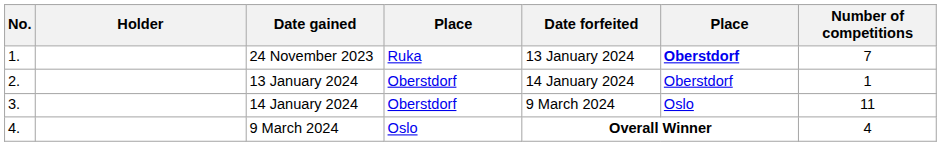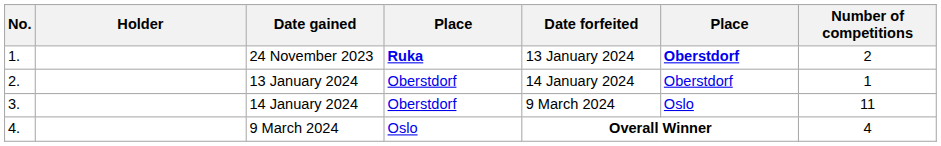(405, 56) normal -> (405, 56) bold
(868, 56) 7 -> (868, 56) 2
